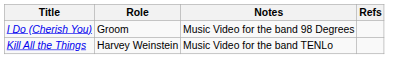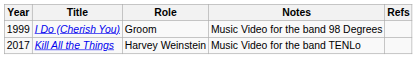+ column: (18, 12)
